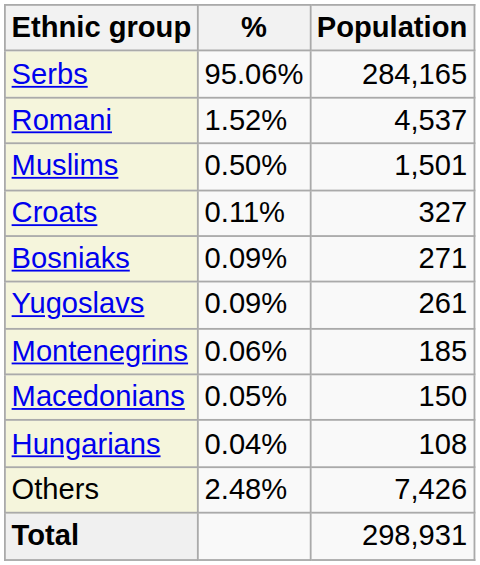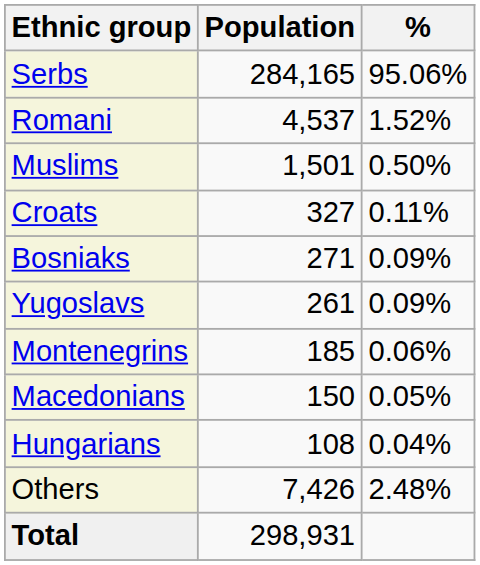columns swapped: (392, 27) <-> (254, 27)
